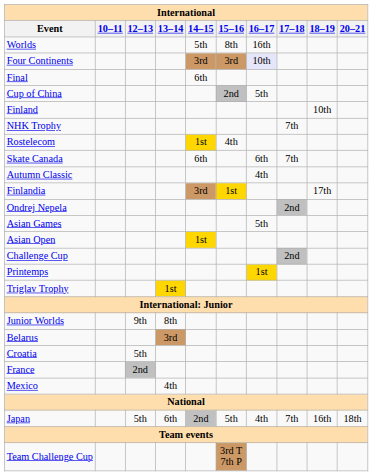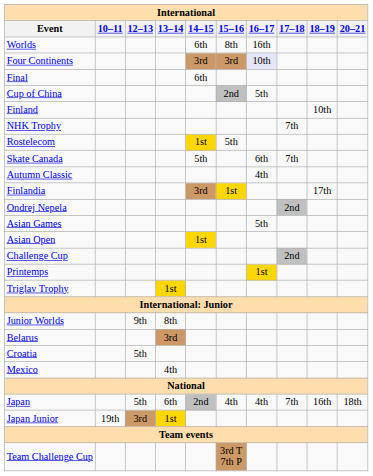(201, 45) 5th -> (201, 45) 6th
(231, 142) 4th -> (231, 142) 5th
(201, 158) 6th -> (201, 158) 5th
- row: (21, 369)
(231, 418) 5th -> (231, 402) 4th
+ row: (32, 418)
